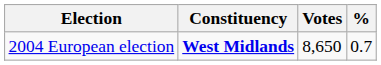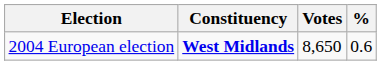(361, 45) 0.7 -> (361, 45) 0.6
